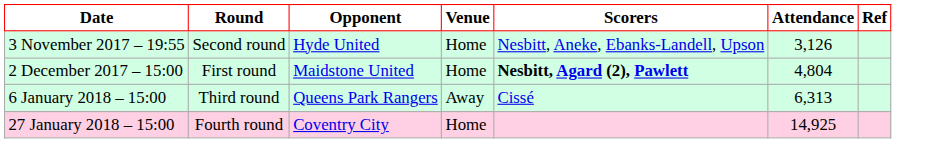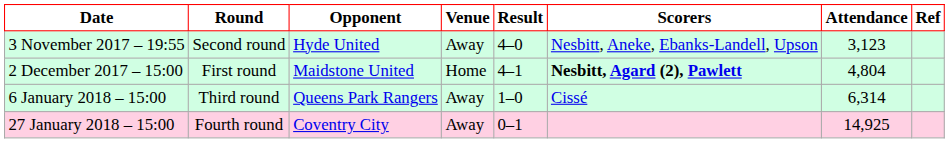+ column: (520, 17)
(466, 44) Home -> (465, 44) Away
(813, 44) 3,126 -> (867, 44) 3,123
(813, 97) 6,313 -> (867, 97) 6,314
(466, 124) Home -> (465, 124) Away
